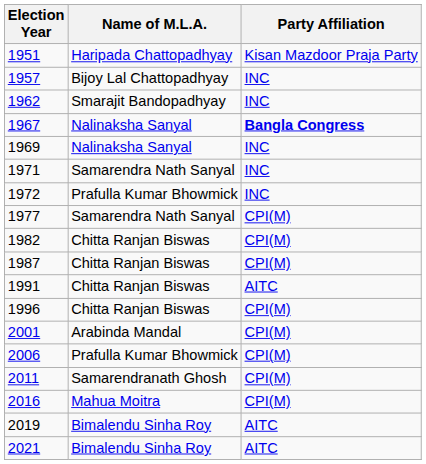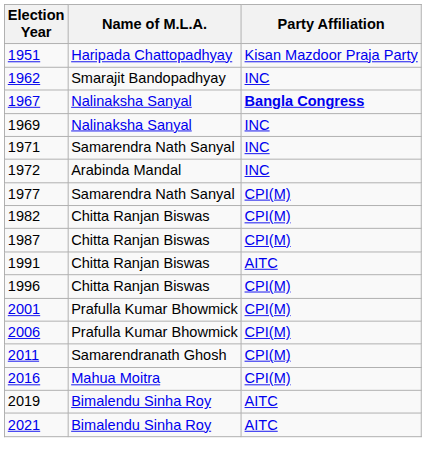- row: (24, 78)
(154, 194) Prafulla Kumar Bhowmick -> (126, 170) Arabinda Mandal
(126, 332) Arabinda Mandal -> (154, 309) Prafulla Kumar Bhowmick
